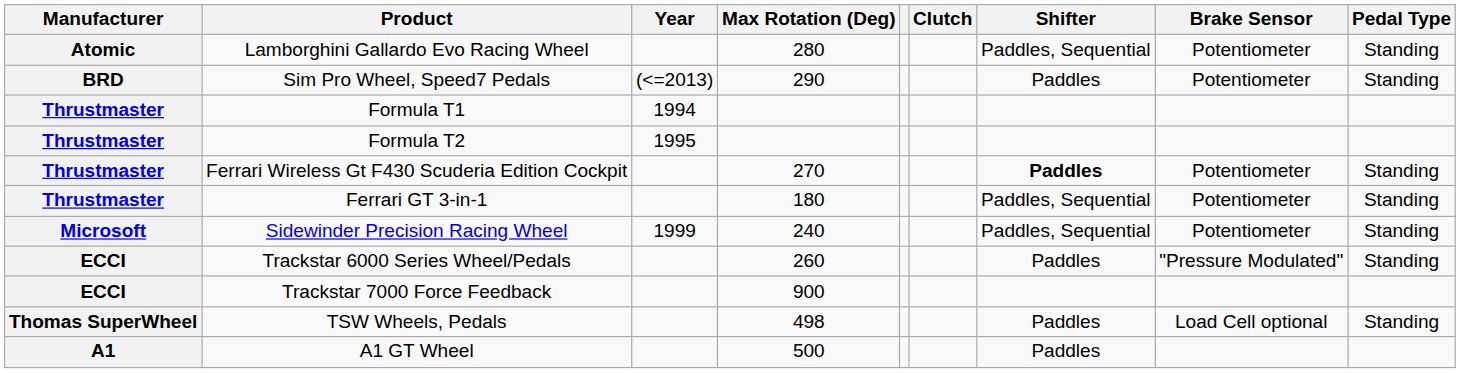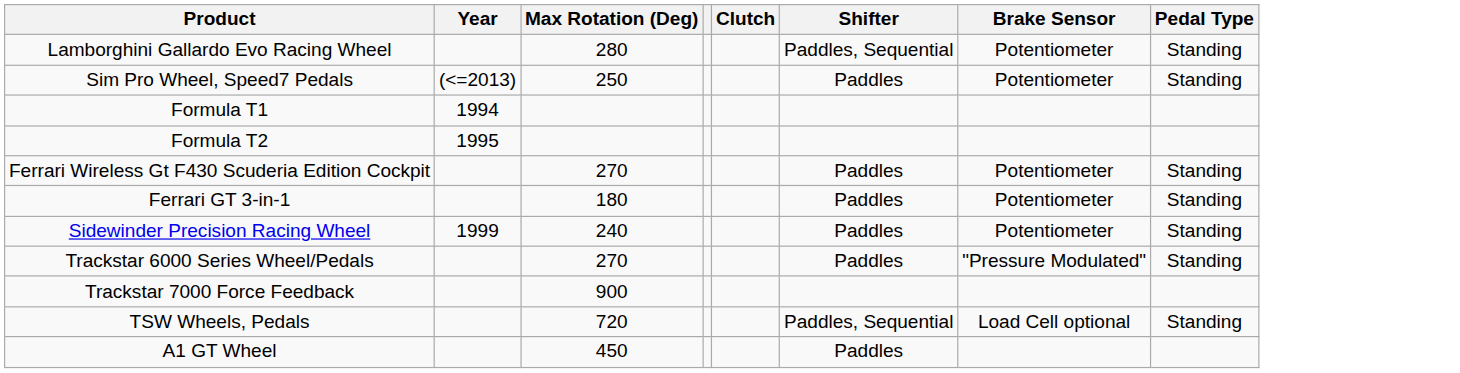- column: (103, 19)
(809, 79) 290 -> (612, 79) 250
(1066, 170) bold -> (869, 170) normal
(1066, 200) Paddles, Sequential -> (869, 200) Paddles
(1066, 230) Paddles, Sequential -> (869, 230) Paddles
(809, 261) 260 -> (612, 261) 270
(809, 321) 498 -> (612, 321) 720
(1066, 321) Paddles -> (869, 321) Paddles, Sequential
(809, 351) 500 -> (612, 351) 450
